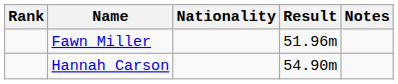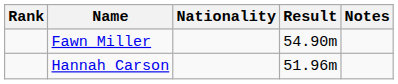(310, 41) 51.96m -> (310, 41) 54.90m
(310, 66) 54.90m -> (310, 66) 51.96m
